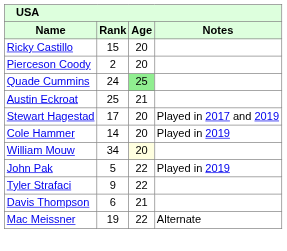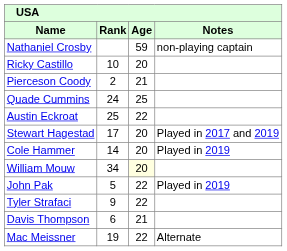+ row: (49, 47)
(113, 47) 15 -> (113, 64) 10
(142, 64) 20 -> (142, 82) 21
(142, 82) lightgreen background -> (142, 99) no background
(142, 99) 21 -> (142, 116) 22
